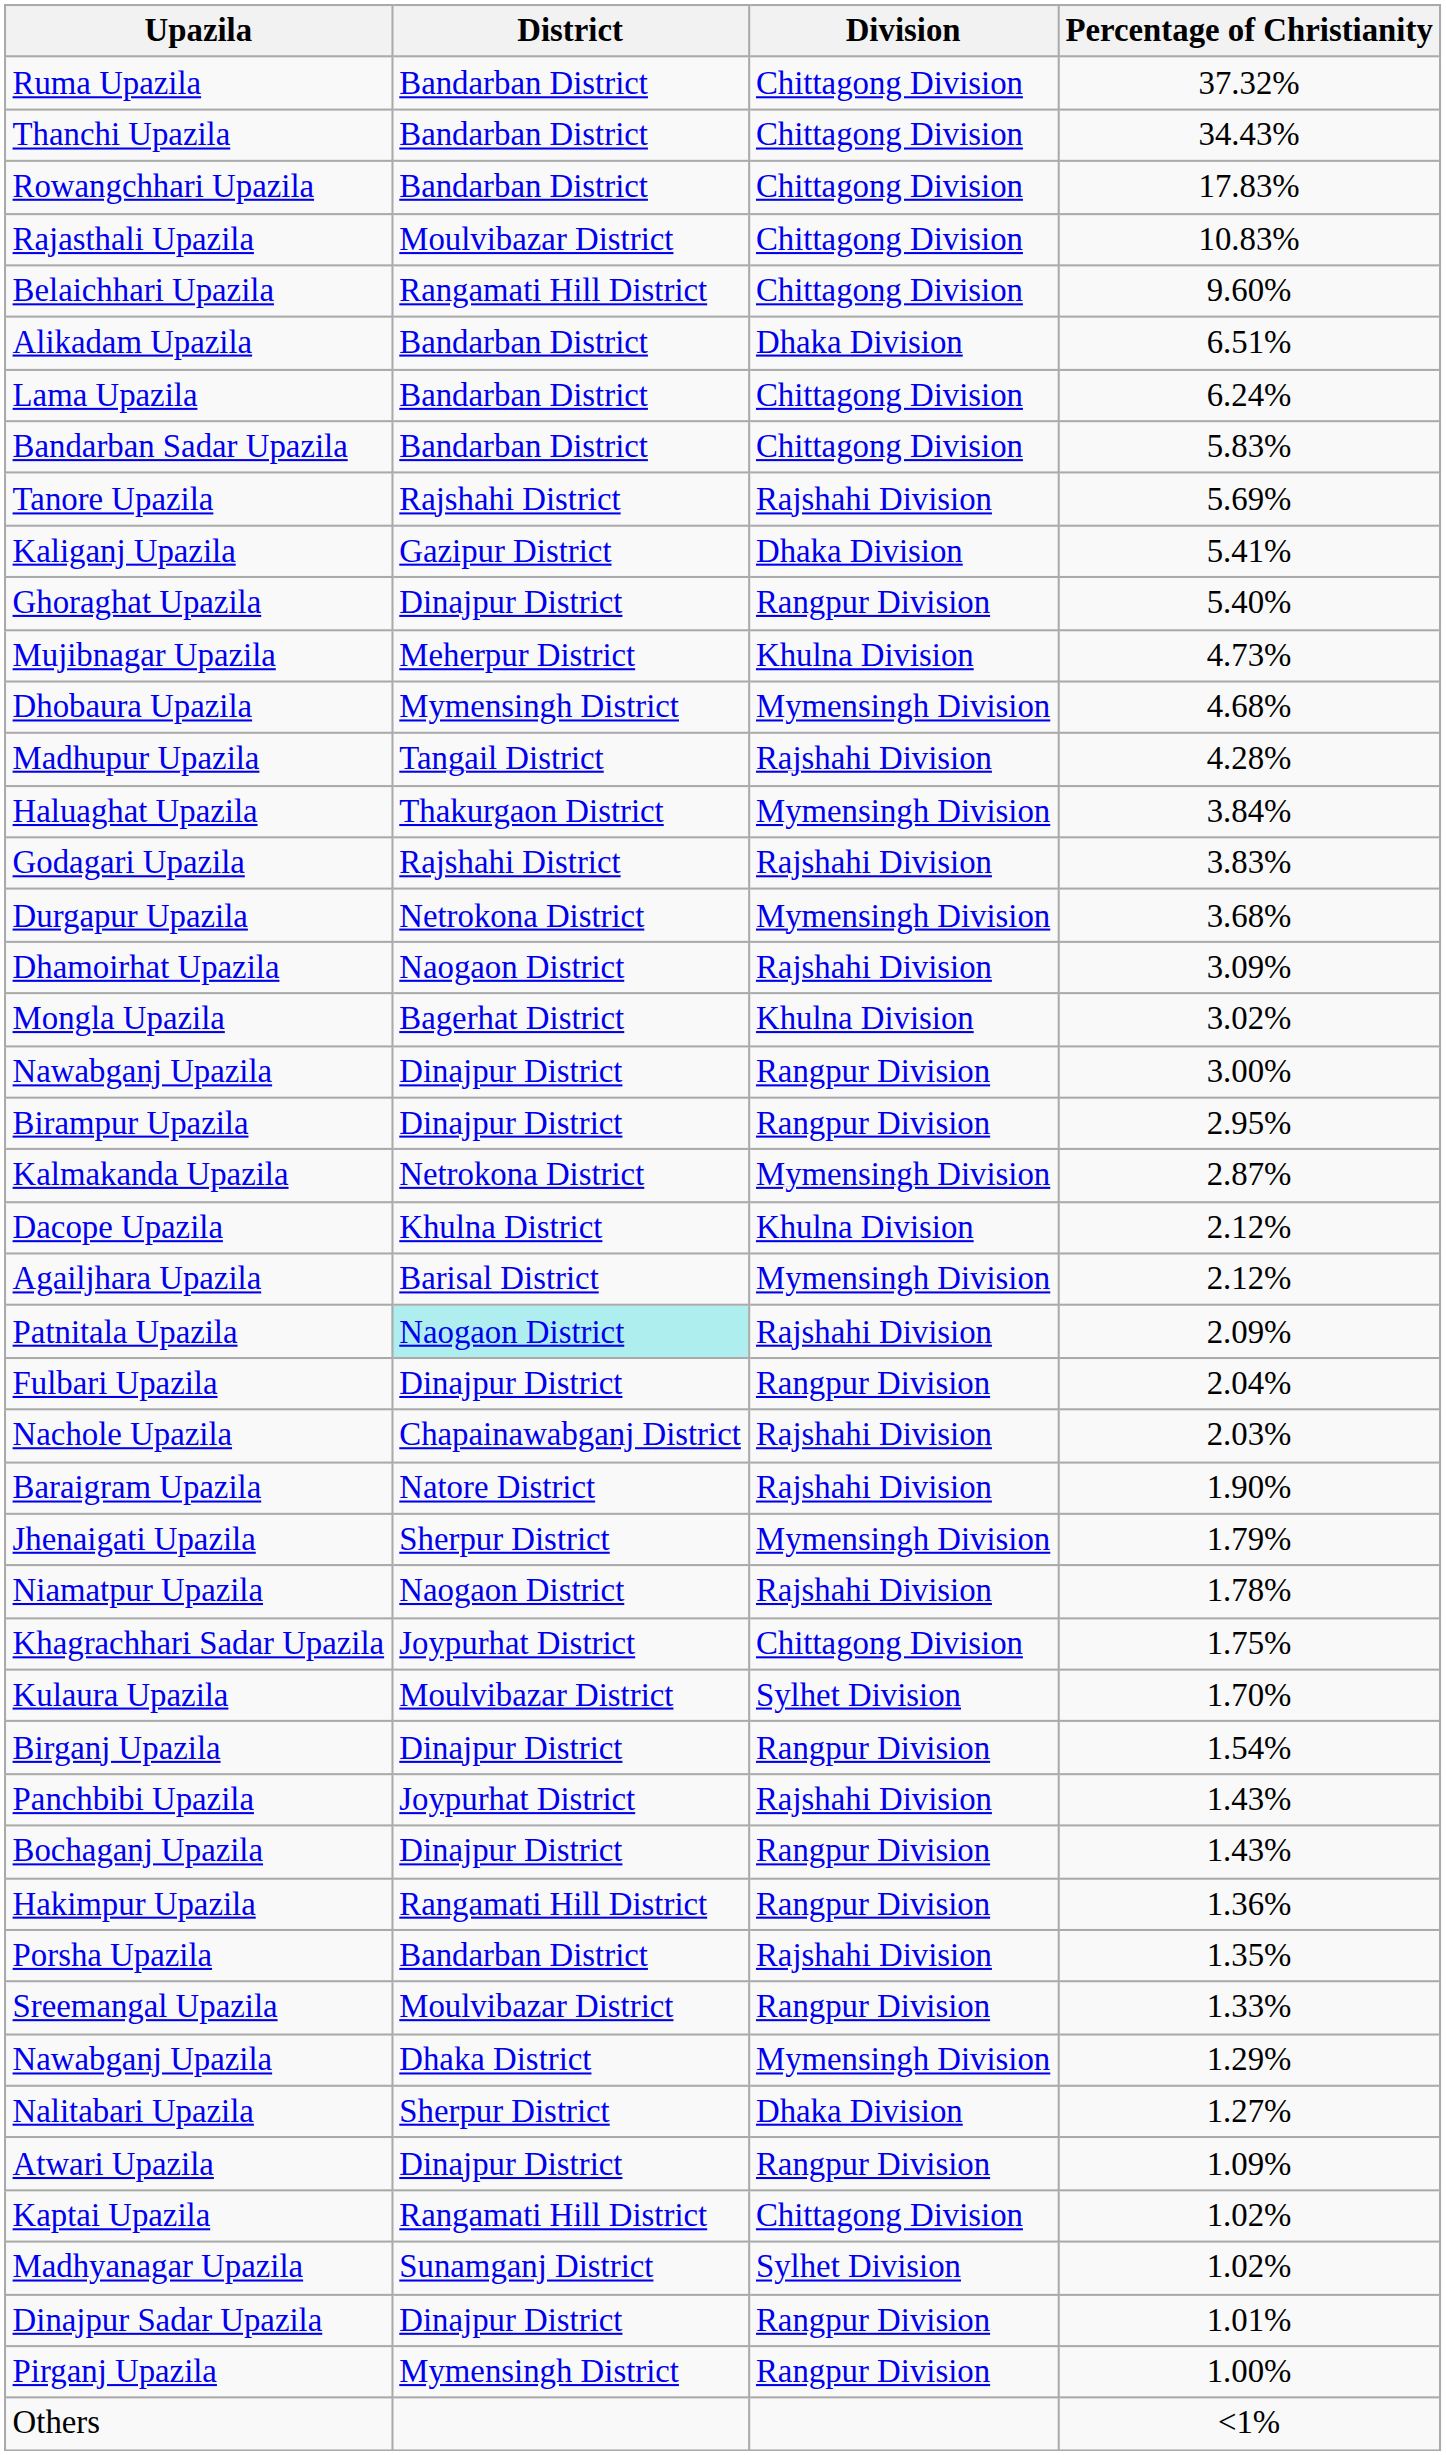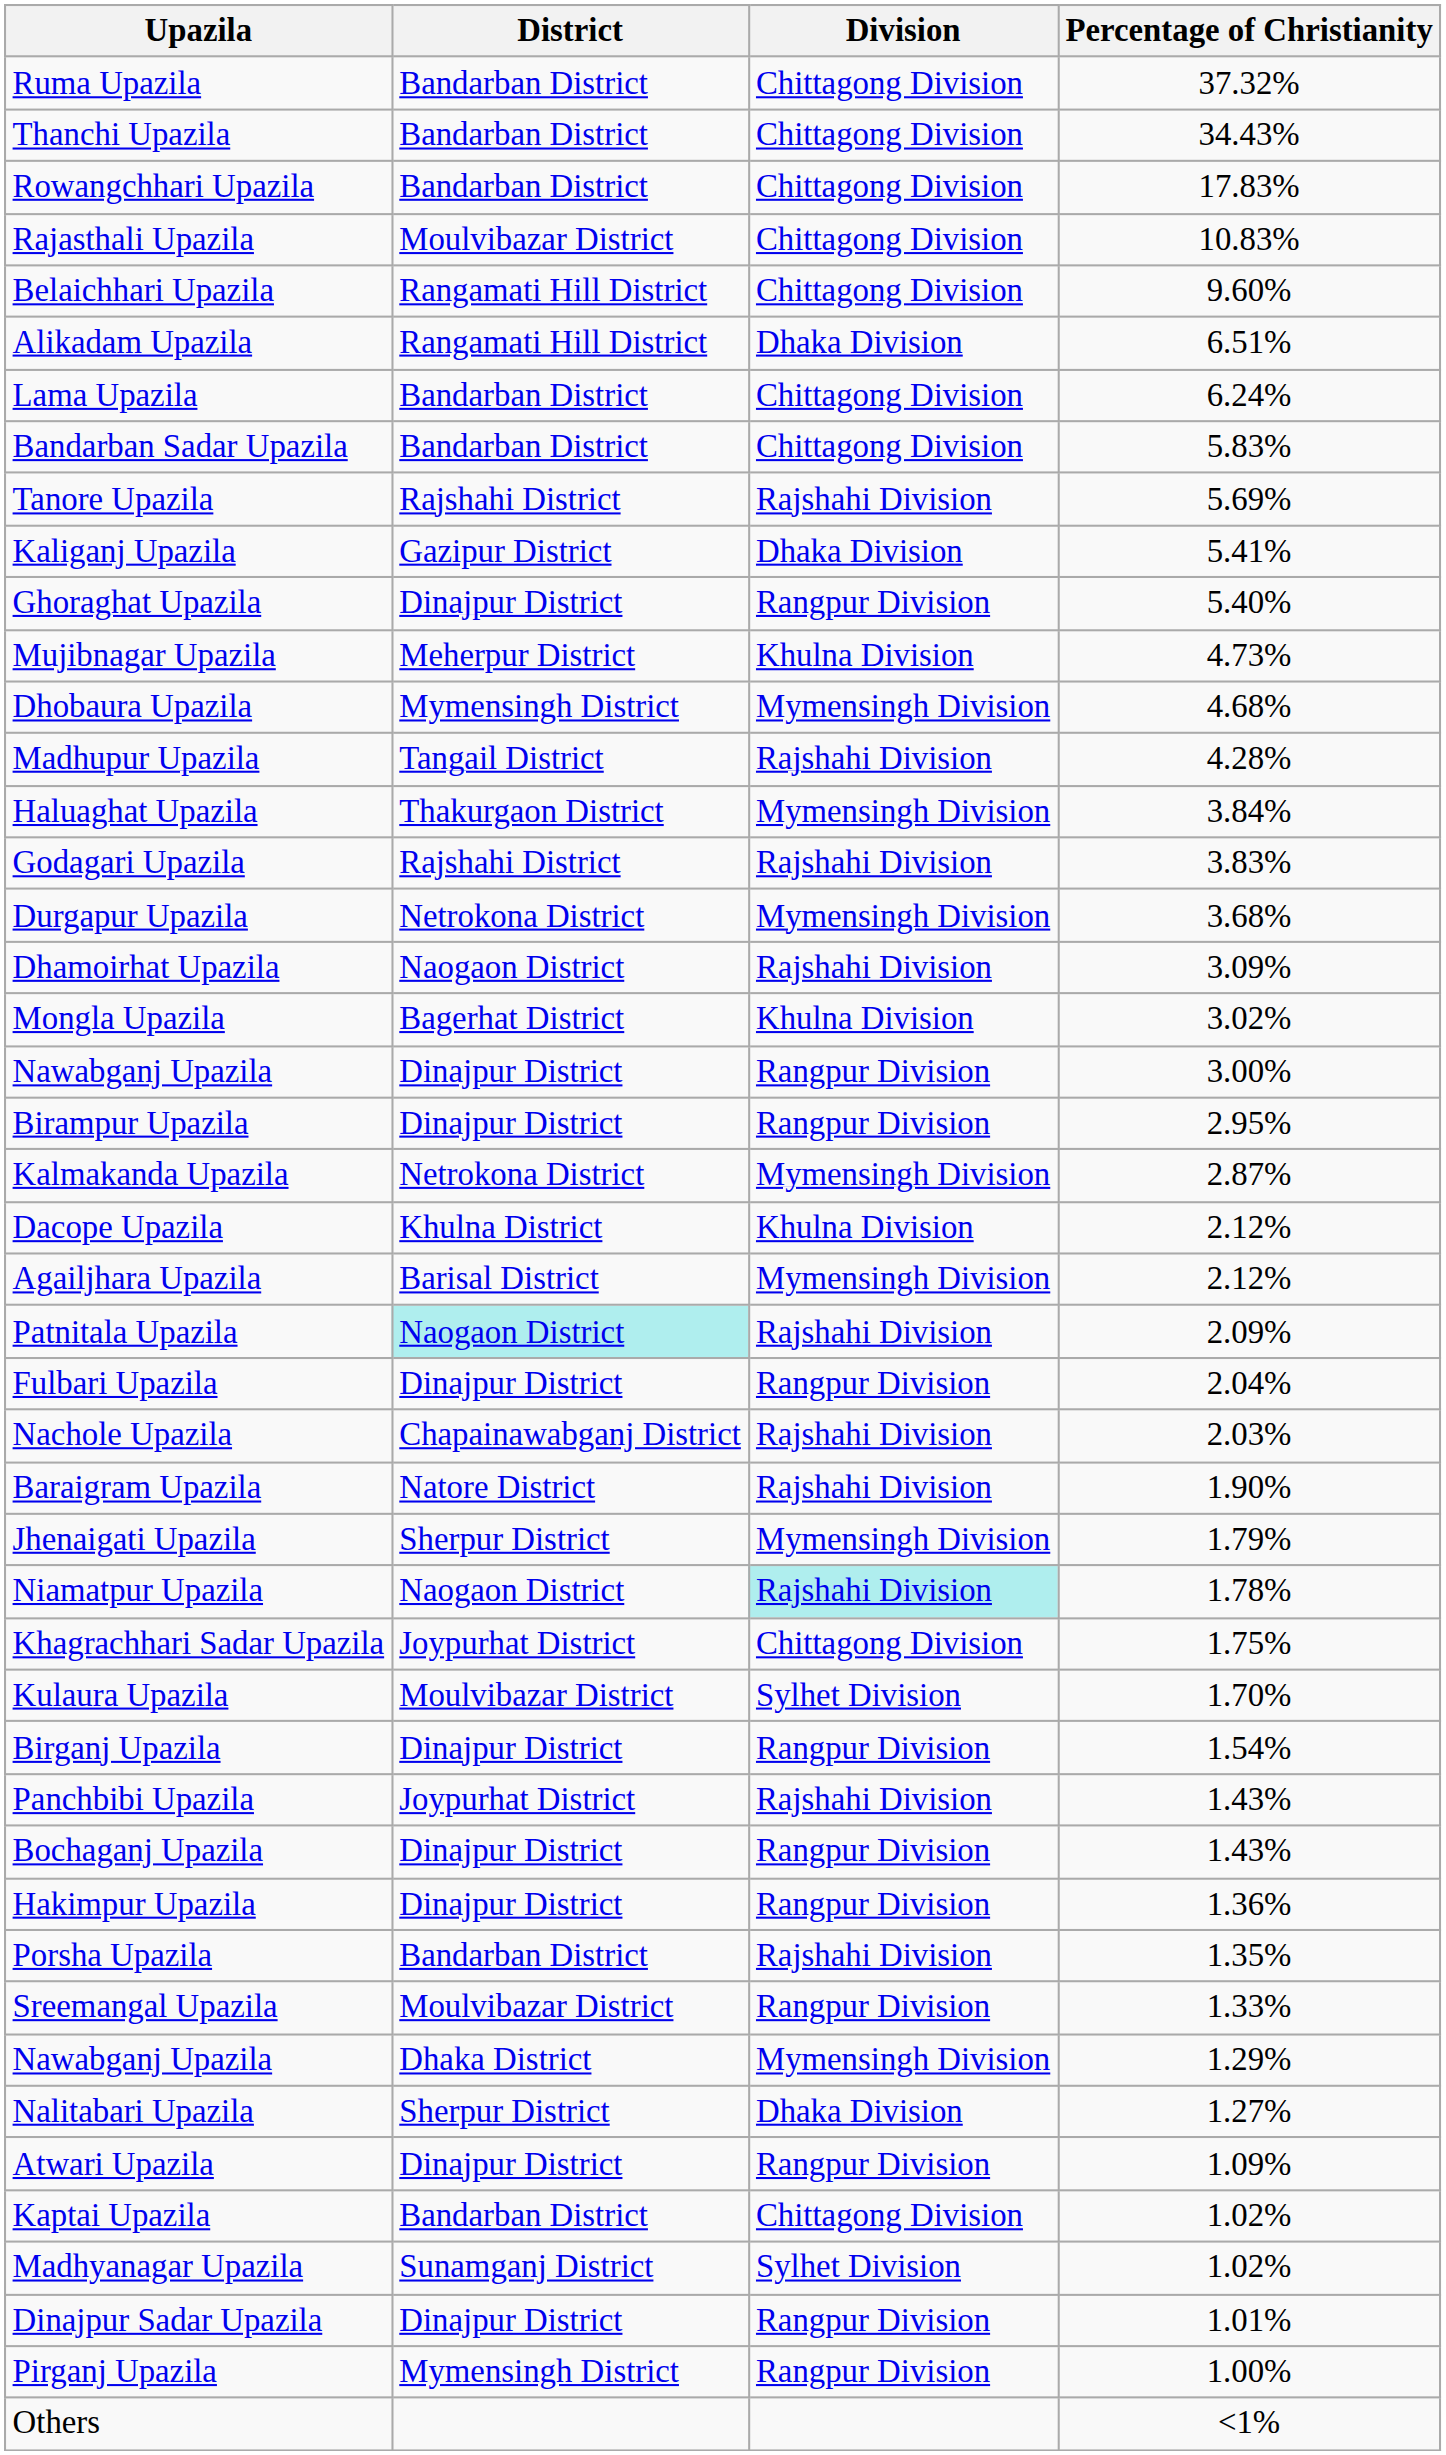(524, 342) Bandarban District -> (553, 342) Rangamati Hill District
(874, 1591) no background -> (874, 1591) paleturquoise background
(553, 1903) Rangamati Hill District -> (511, 1903) Dinajpur District
(553, 2215) Rangamati Hill District -> (524, 2215) Bandarban District
